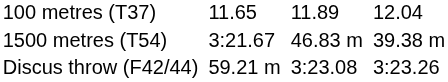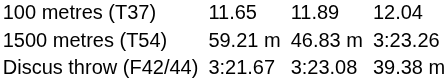(242, 40) 3:21.67 -> (245, 40) 59.21 m
(409, 40) 39.38 m -> (406, 40) 3:23.26
(245, 67) 59.21 m -> (242, 67) 3:21.67
(406, 67) 3:23.26 -> (409, 67) 39.38 m
